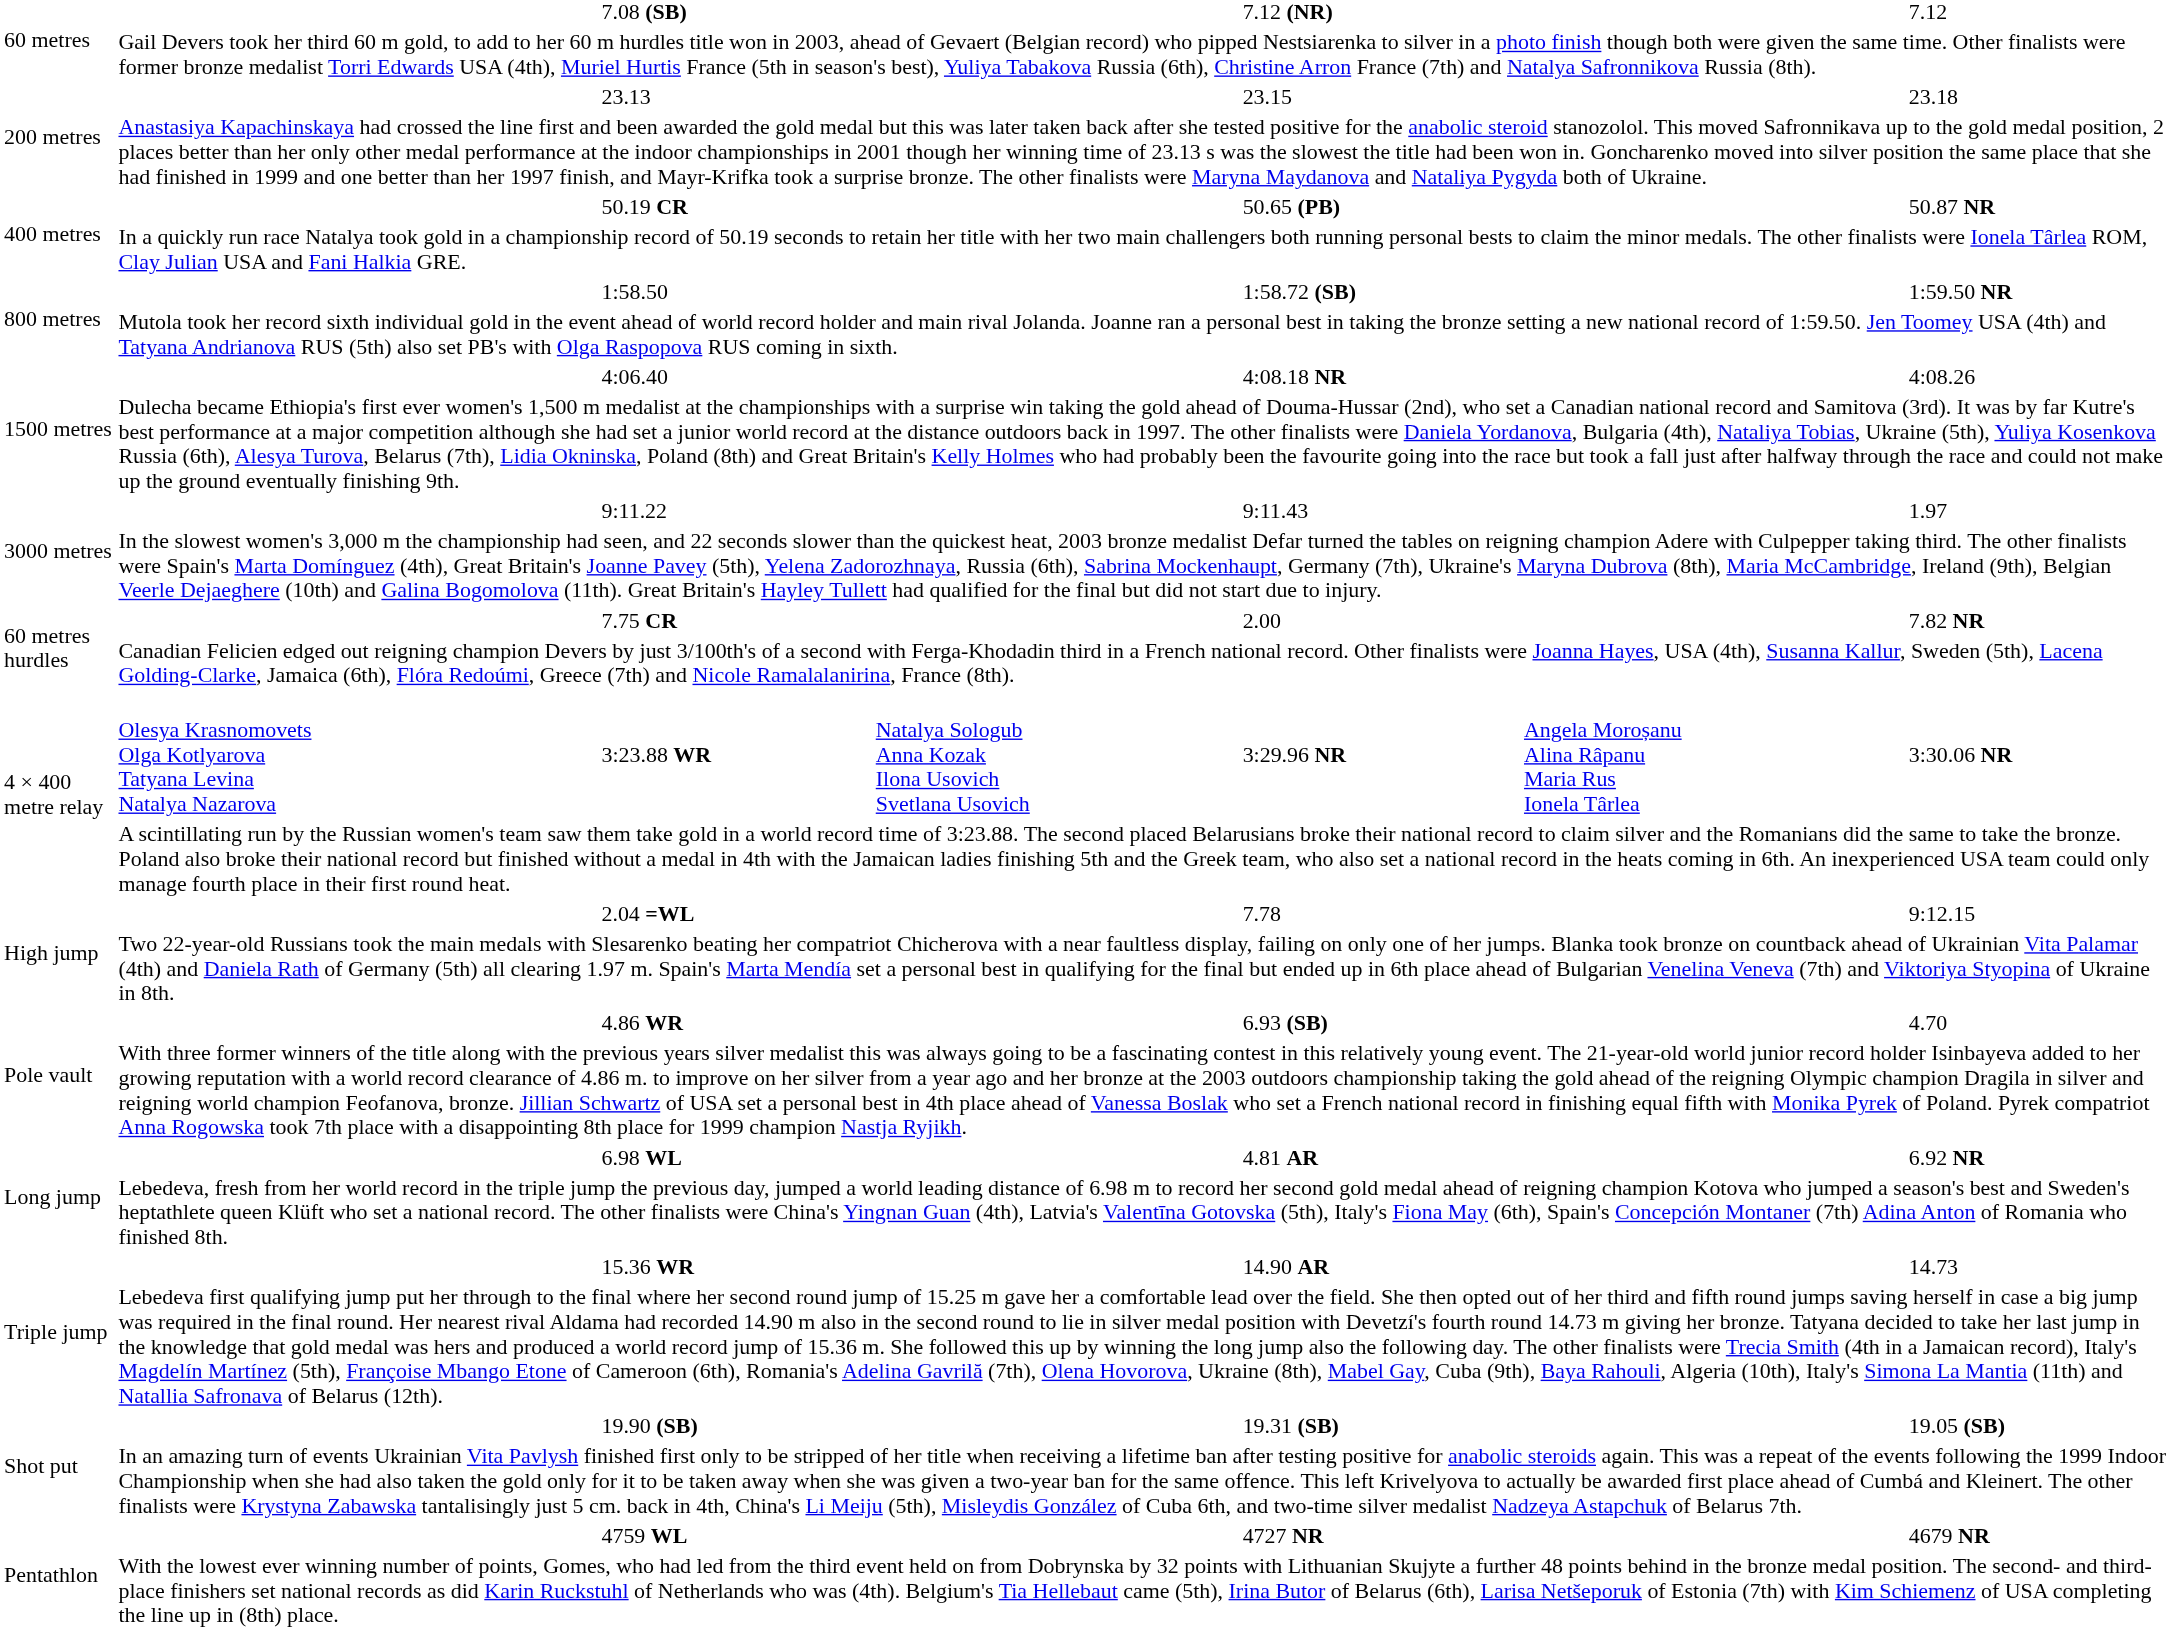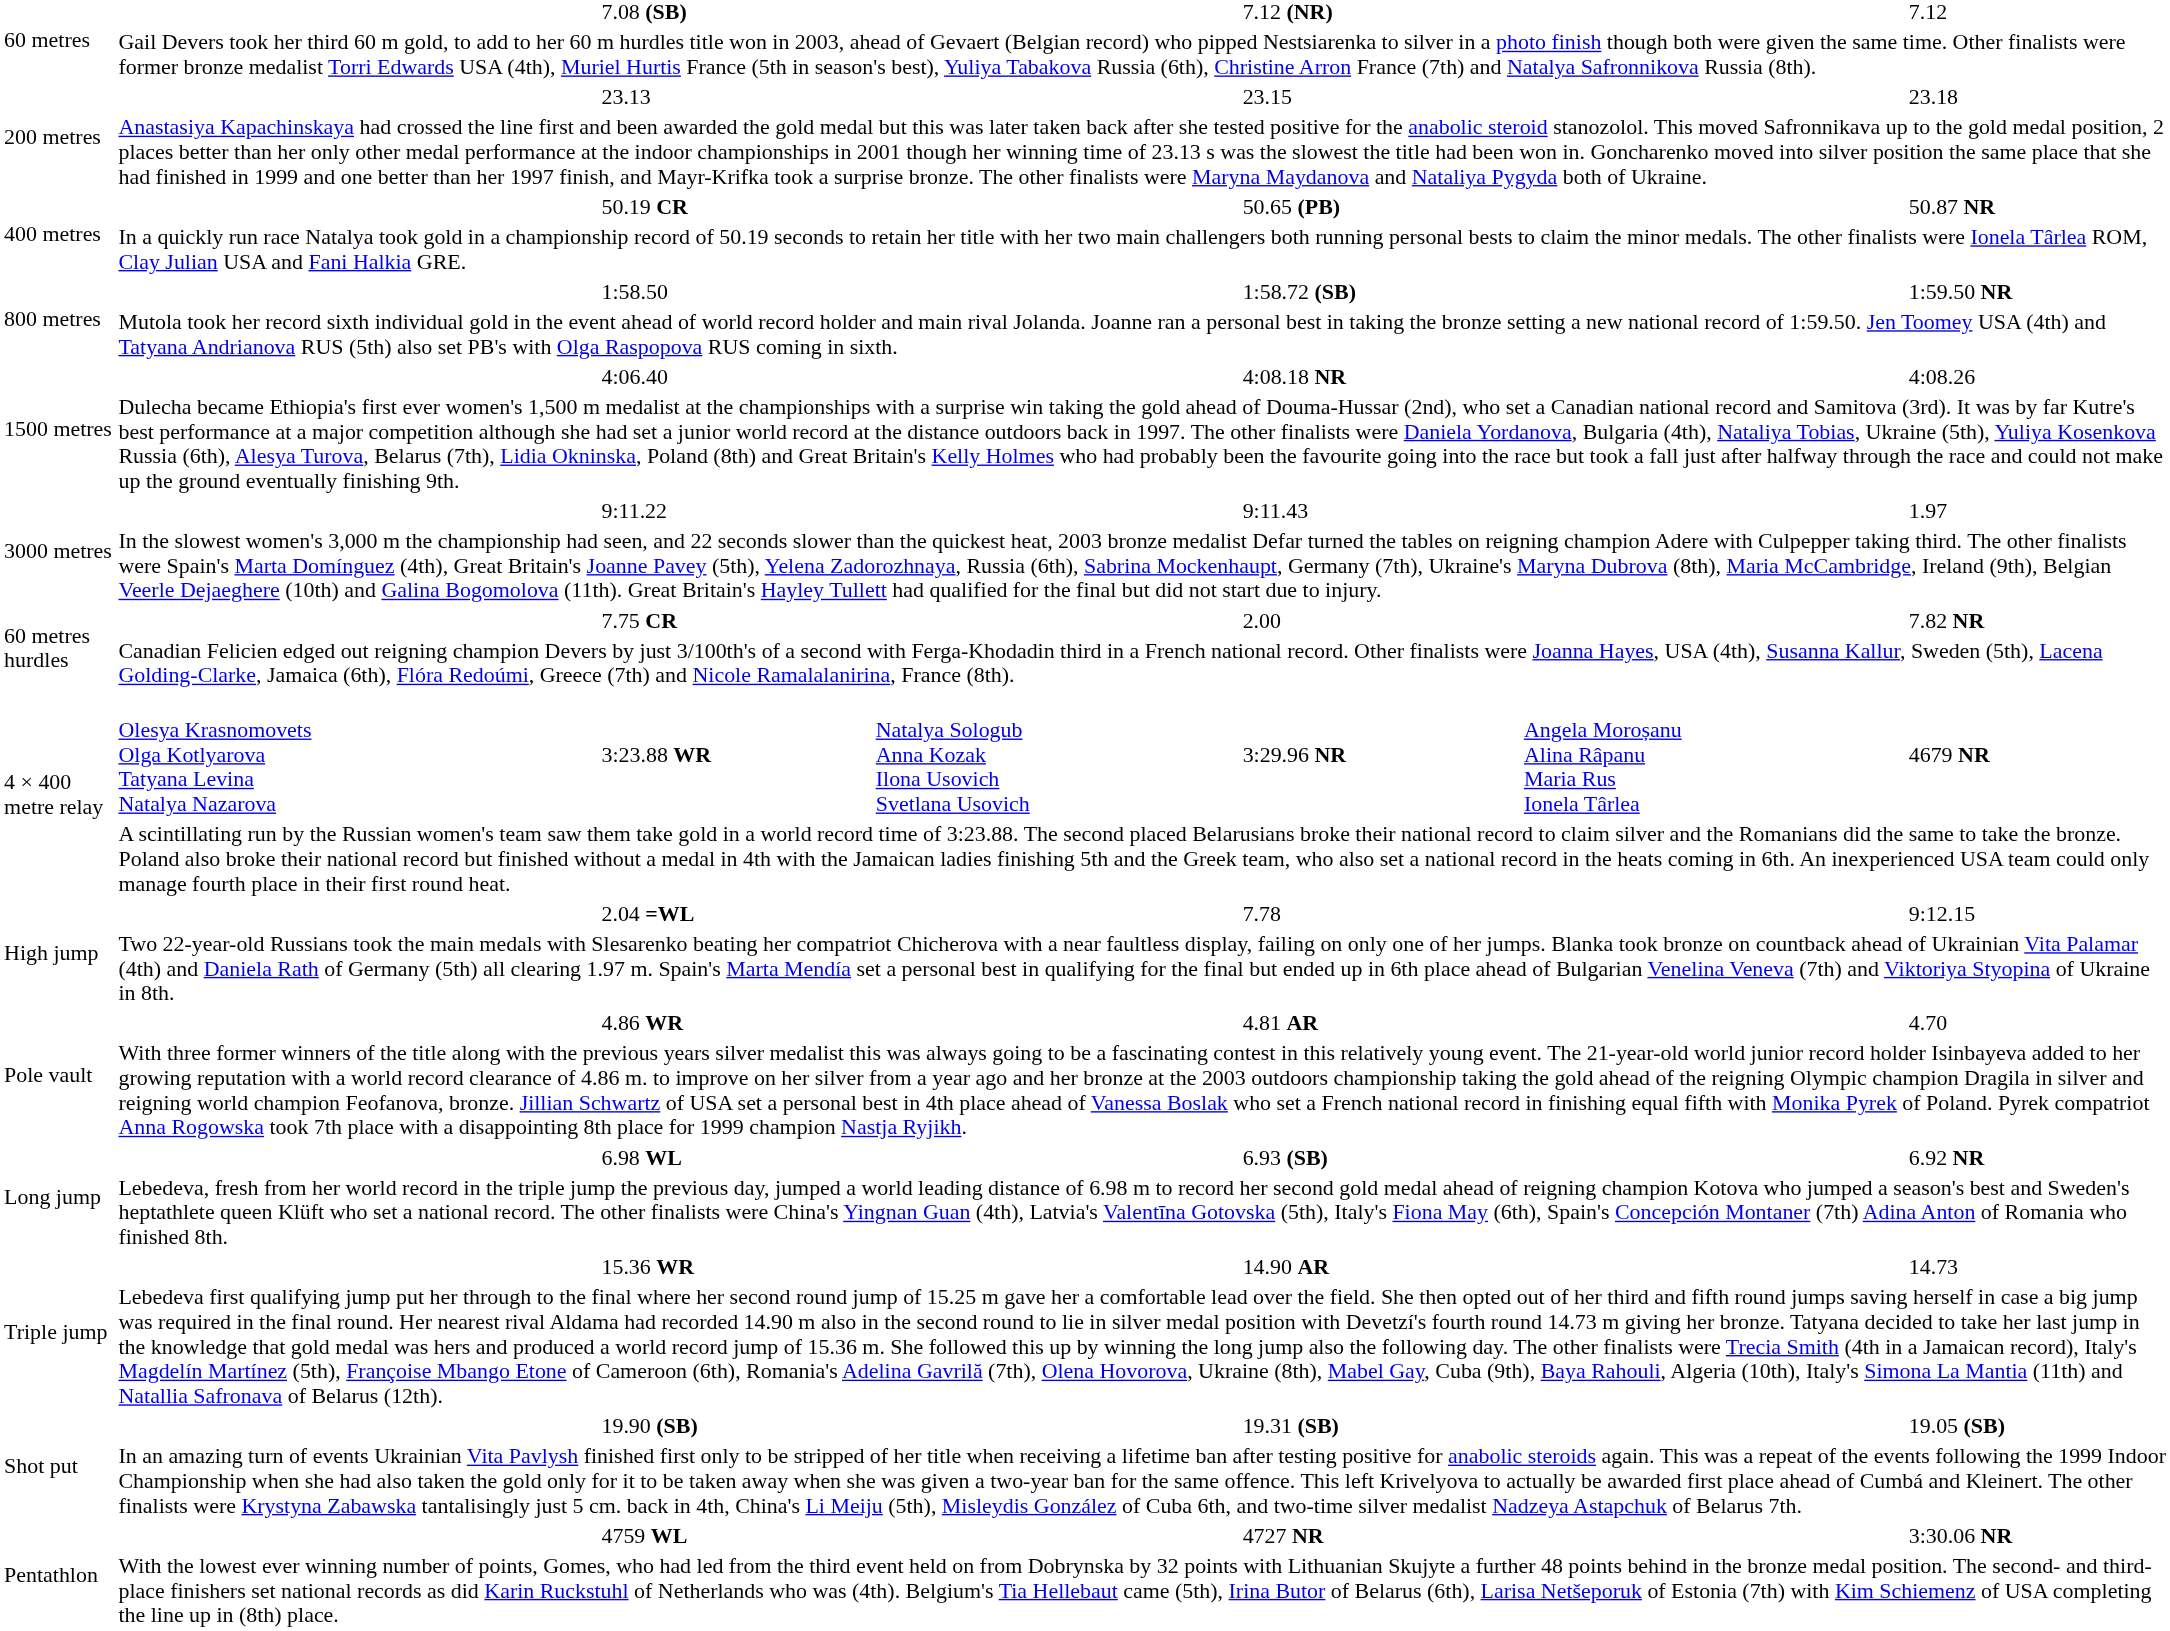(1960, 754) 3:30.06 NR -> (1949, 754) 4679 NR
(1285, 1023) 6.93 (SB) -> (1280, 1023) 4.81 AR
(1280, 1157) 4.81 AR -> (1285, 1157) 6.93 (SB)
(1949, 1535) 4679 NR -> (1960, 1535) 3:30.06 NR
